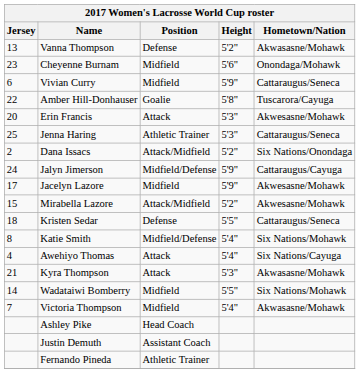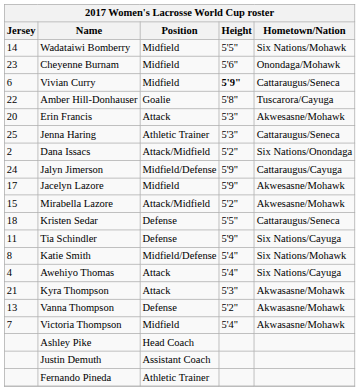rows swapped: (85, 290) <-> (77, 48)
(230, 82) normal -> (231, 82) bold
+ row: (69, 238)
